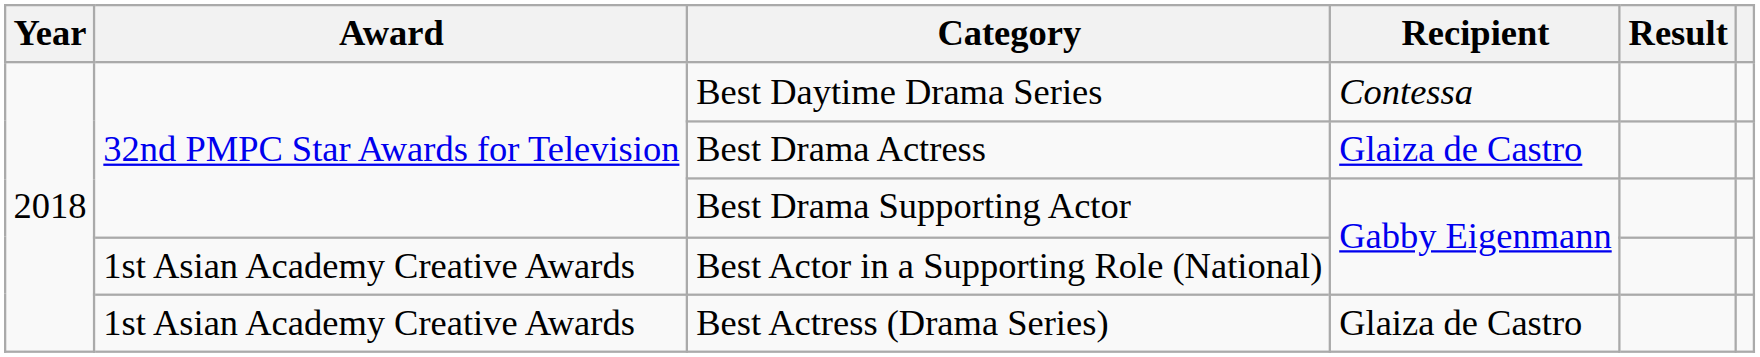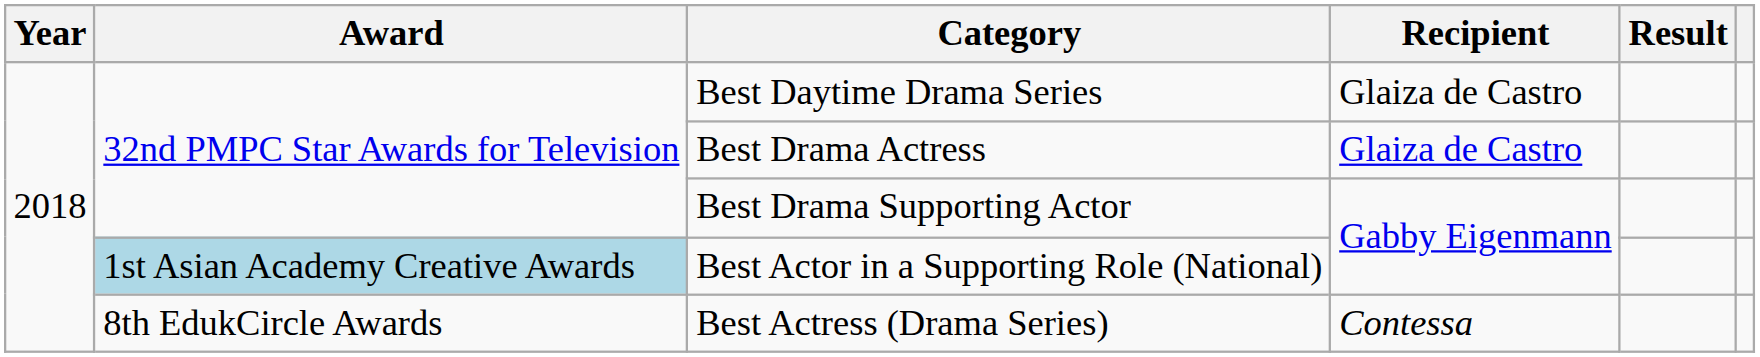(1406, 91) Contessa -> (1461, 91) Glaiza de Castro
(369, 264) no background -> (369, 264) lightblue background
(369, 322) 1st Asian Academy Creative Awards -> (273, 322) 8th EdukCircle Awards
(1461, 322) Glaiza de Castro -> (1406, 322) Contessa
